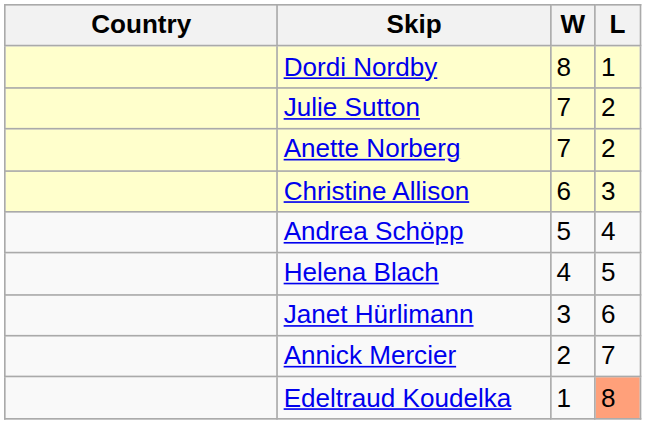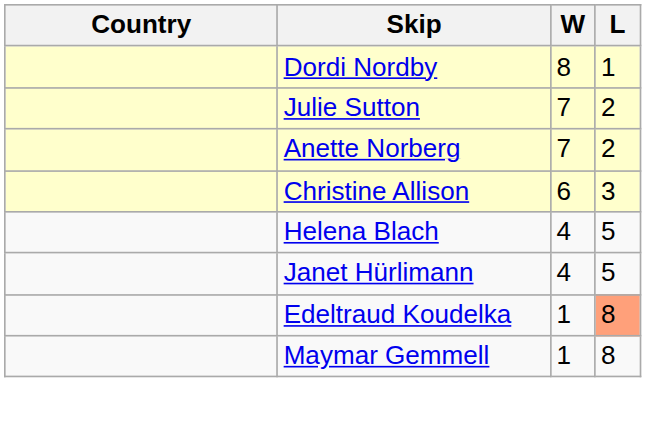- row: (374, 231)
(564, 314) 3 -> (564, 273) 4
(608, 314) 6 -> (608, 273) 5
- row: (370, 356)
+ row: (387, 356)
